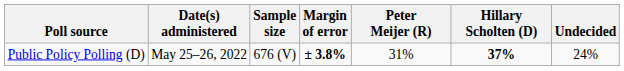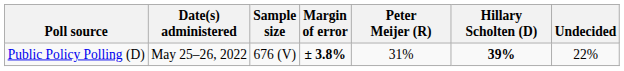(501, 54) 37% -> (501, 54) 39%
(586, 54) 24% -> (586, 54) 22%
